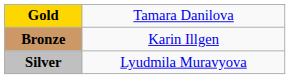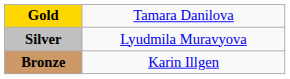rows swapped: (43, 62) <-> (43, 39)
